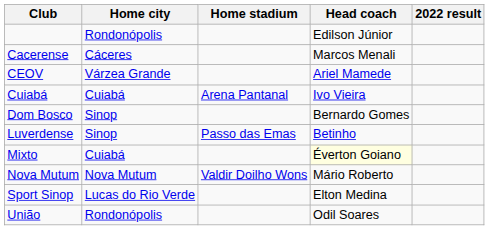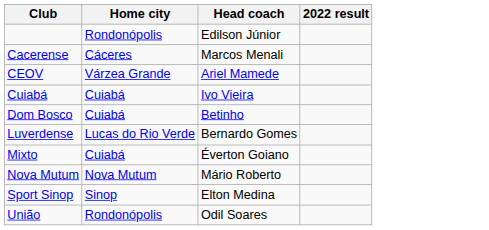- column: (254, 14)
(101, 114) Sinop -> (105, 114) Cuiabá
(361, 114) Bernardo Gomes -> (222, 114) Betinho
(101, 134) Sinop -> (140, 134) Lucas do Rio Verde
(335, 134) Betinho -> (249, 134) Bernardo Gomes
(357, 154) lightyellow background -> (245, 154) no background
(140, 194) Lucas do Rio Verde -> (101, 194) Sinop
